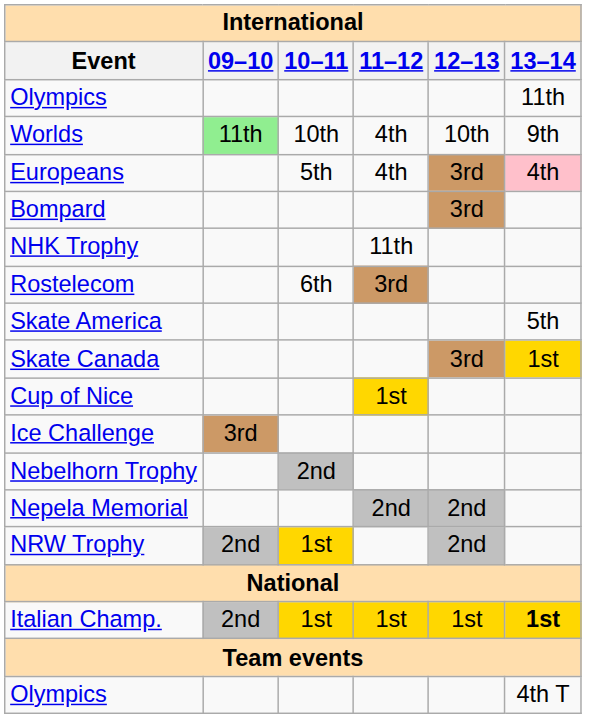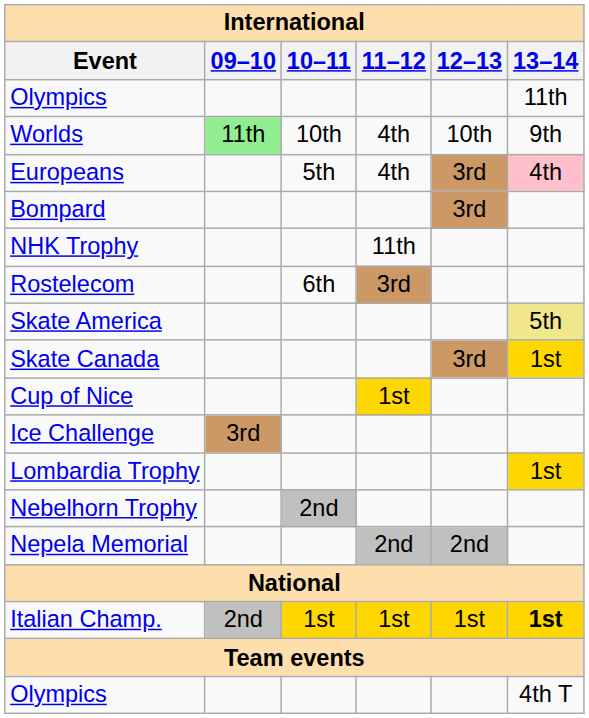(543, 321) no background -> (546, 321) khaki background
+ row: (105, 470)
- row: (77, 545)
